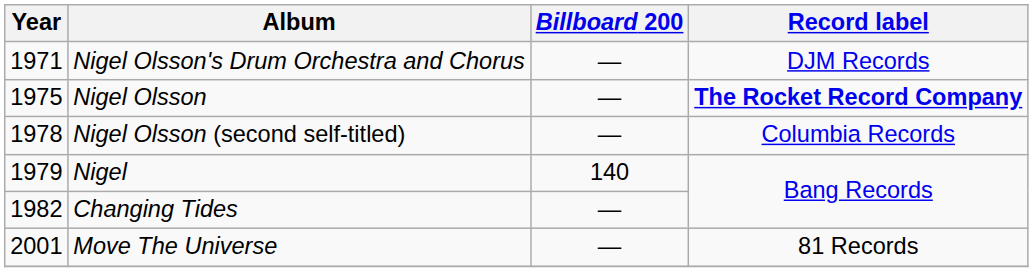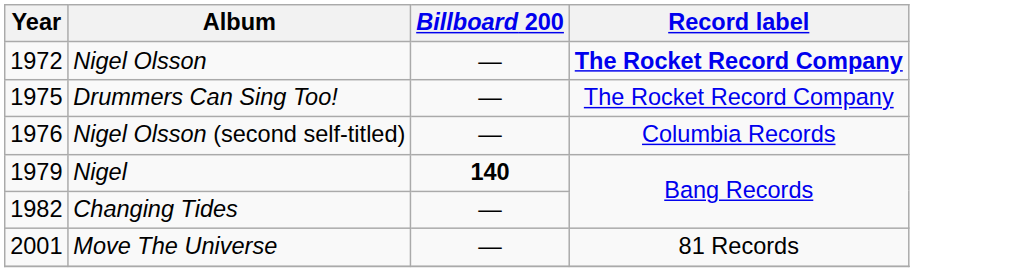- row: (299, 60)
(36, 97) 1975 -> (36, 60) 1972
+ row: (206, 97)
(36, 135) 1978 -> (36, 135) 1976
(610, 172) normal -> (490, 172) bold
